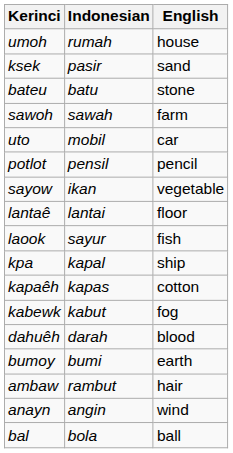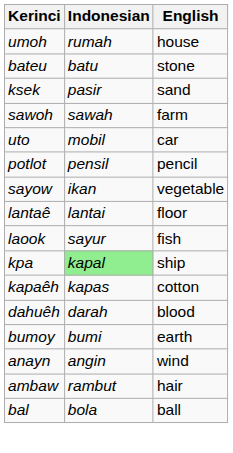rows swapped: (27, 90) <-> (24, 66)
(86, 262) no background -> (86, 262) lightgreen background
- row: (34, 312)
rows swapped: (29, 410) <-> (33, 386)
